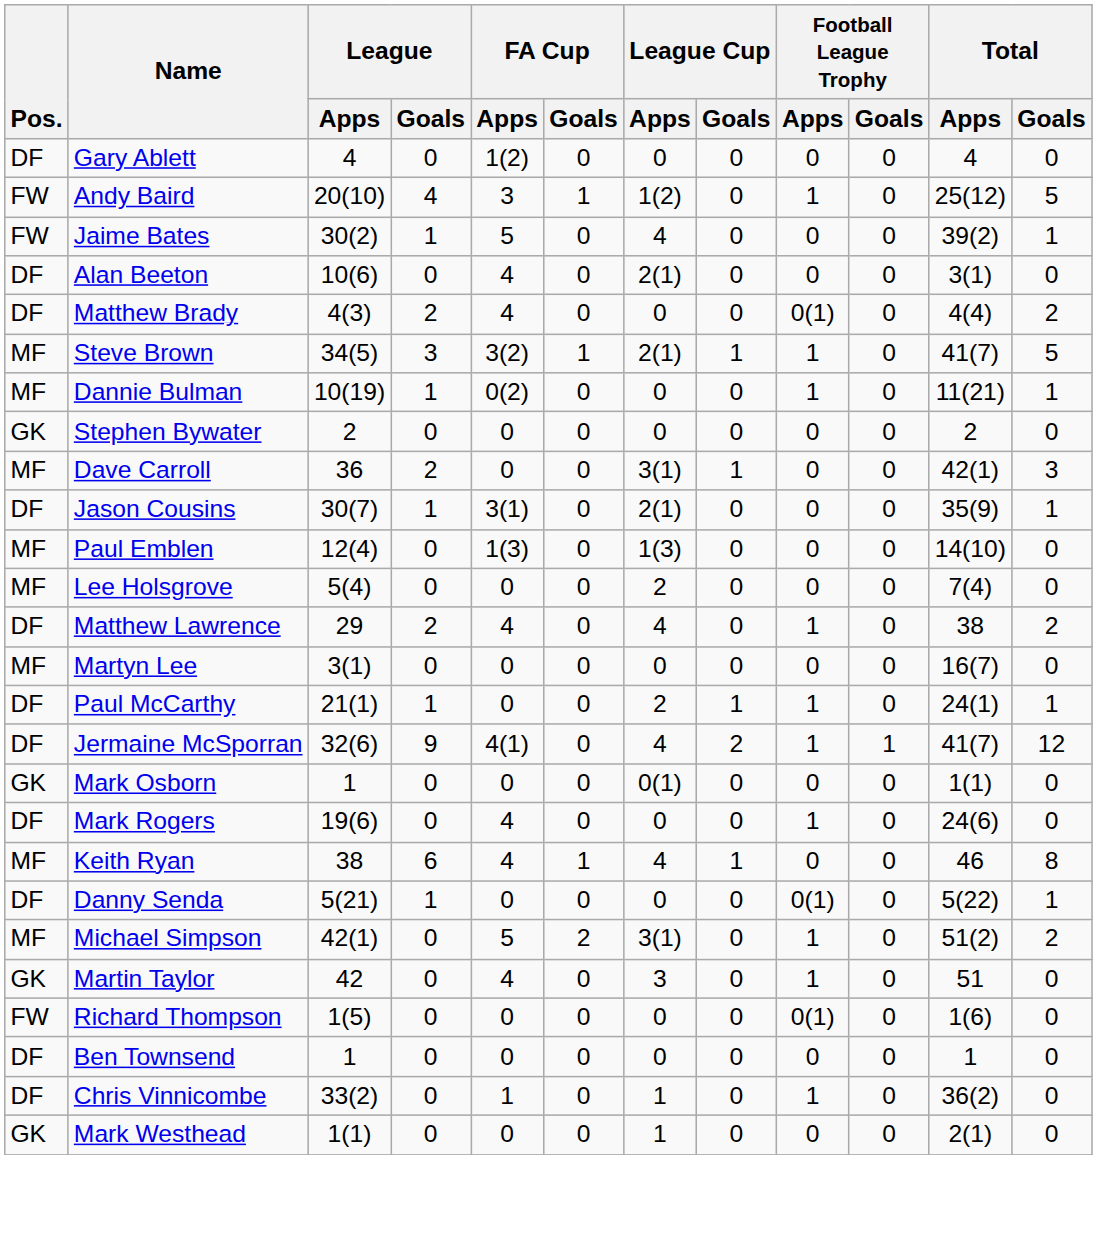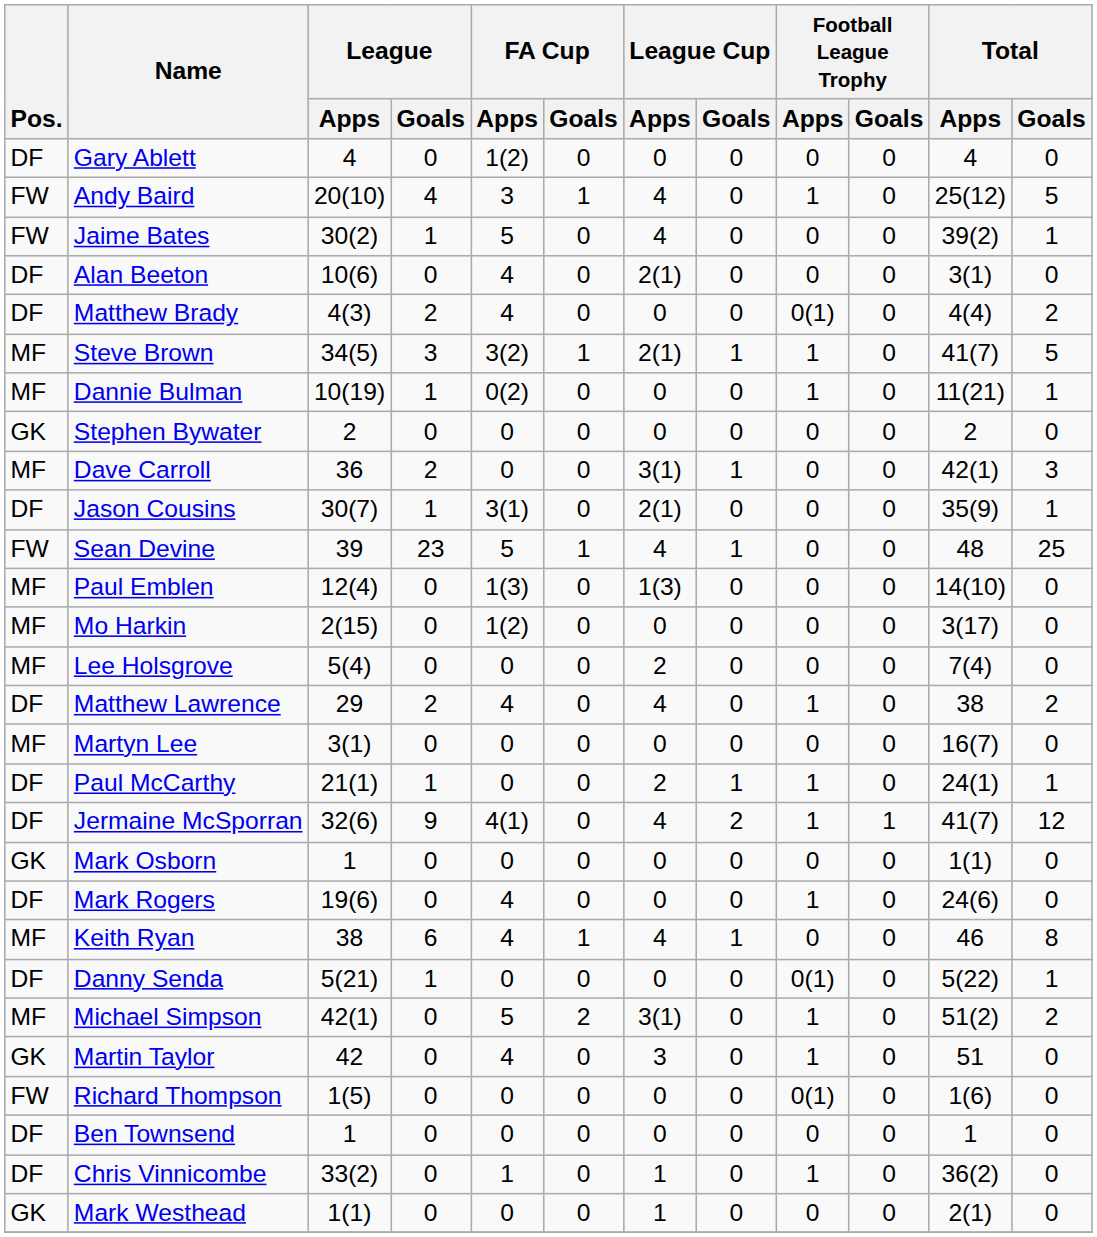(660, 196) 1(2) -> (660, 196) 4
+ row: (144, 548)
+ row: (130, 626)
(660, 782) 0(1) -> (660, 861) 0
